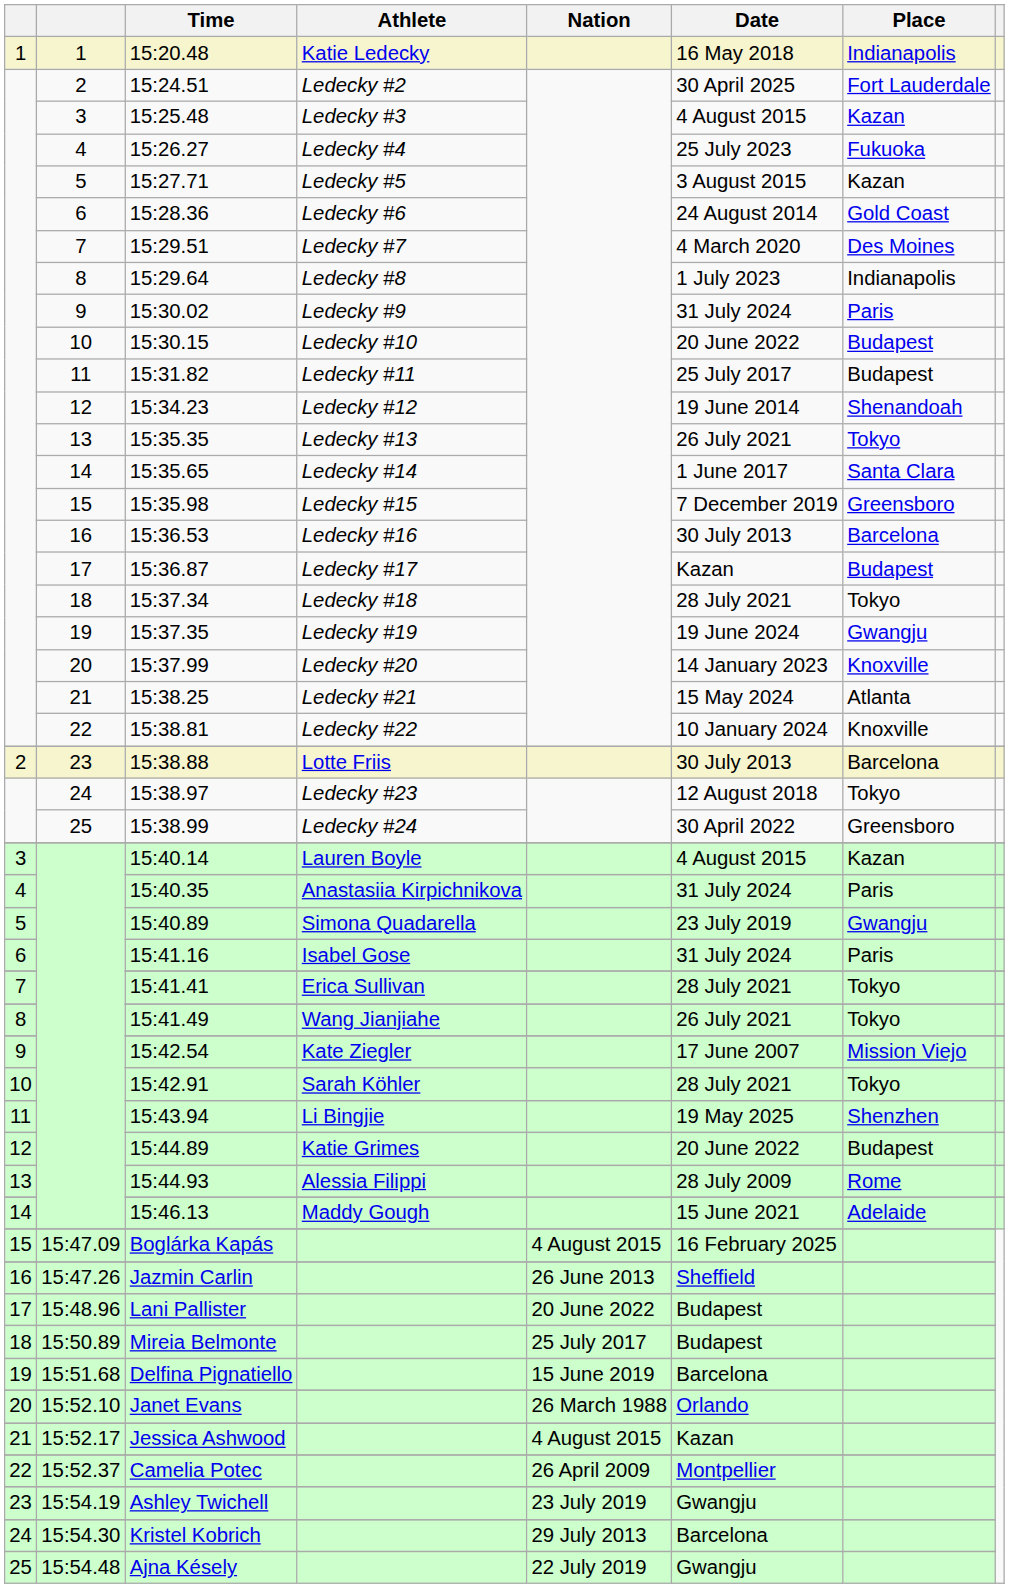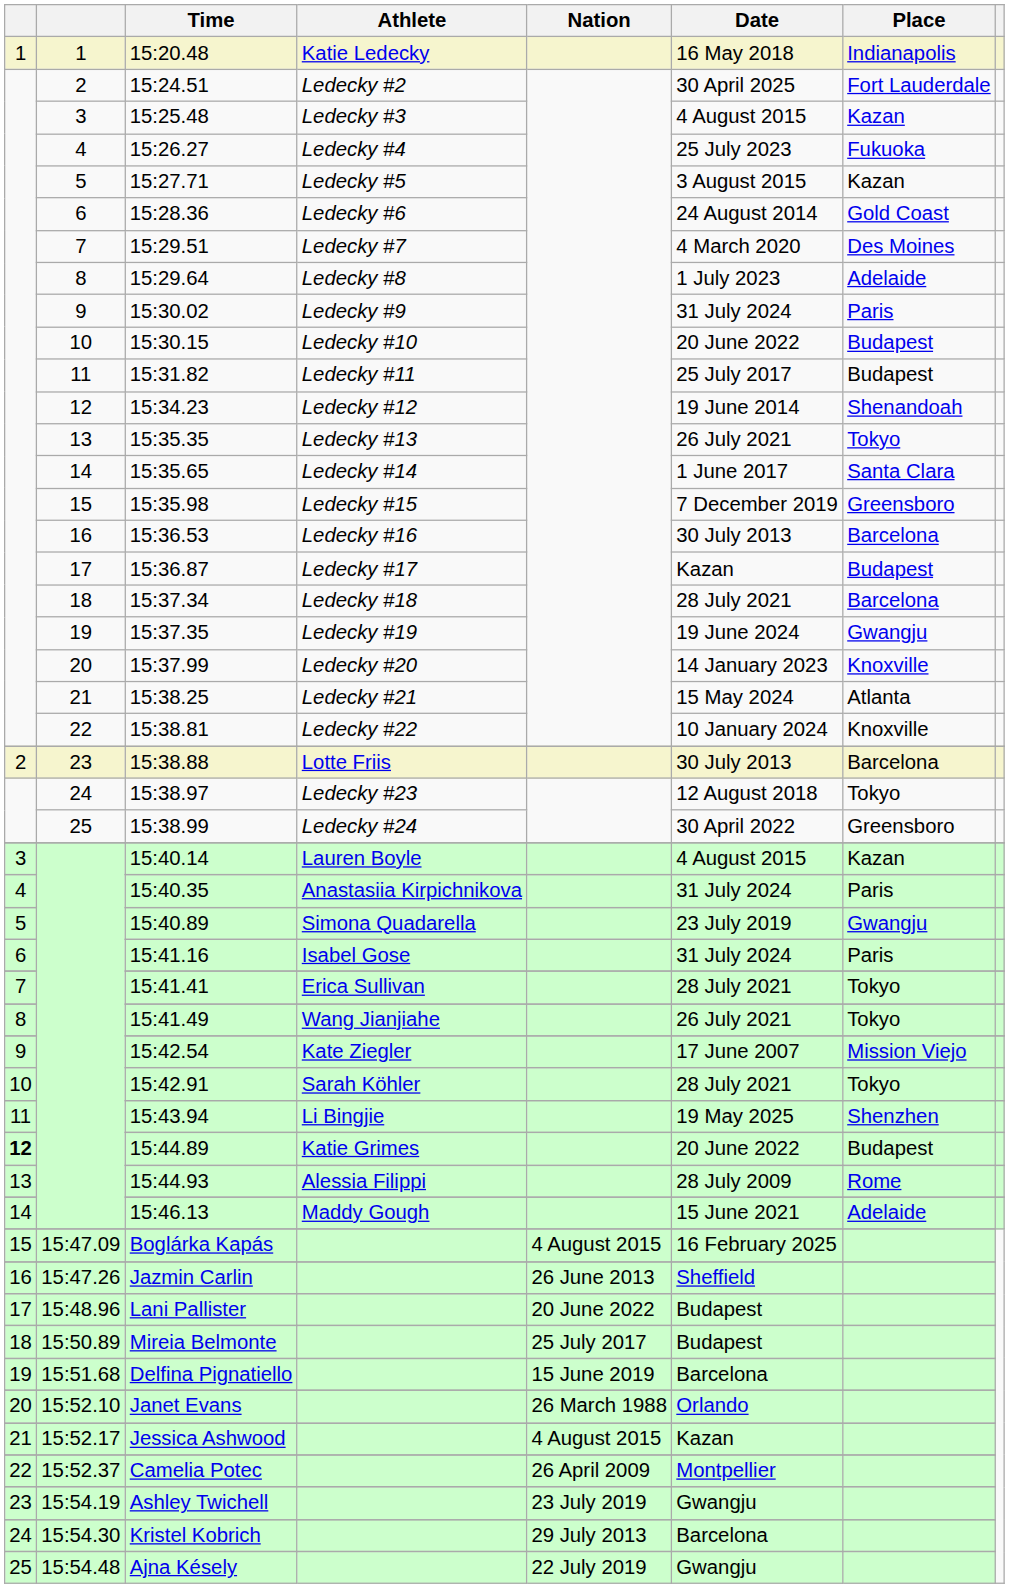(901, 278) Indianapolis -> (887, 278) Adelaide
(874, 600) Tokyo -> (893, 600) Barcelona
(21, 1148) normal -> (21, 1148) bold
